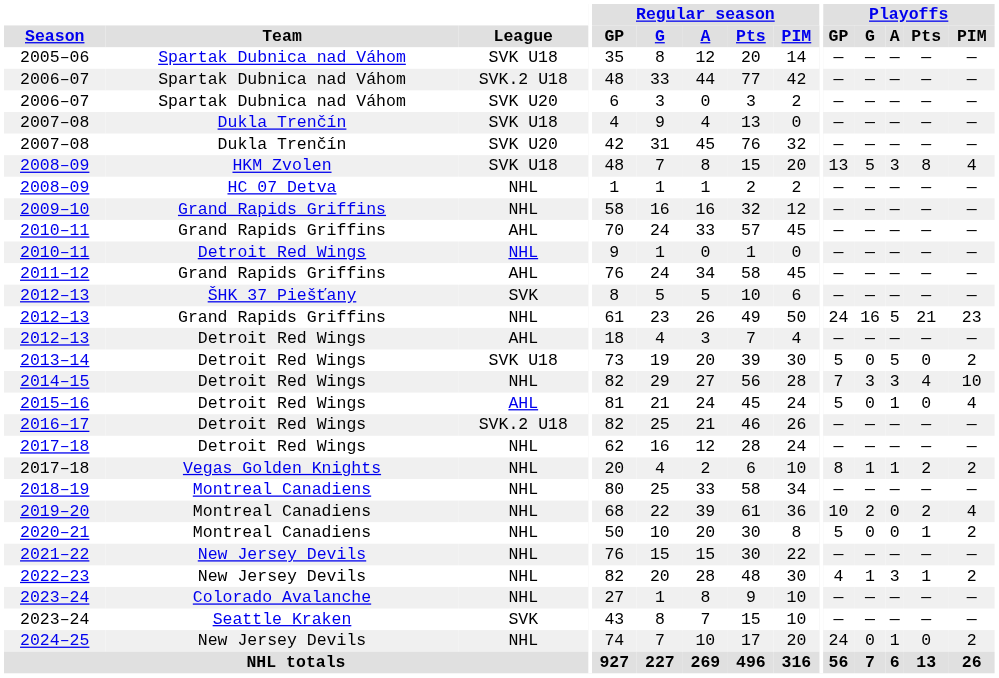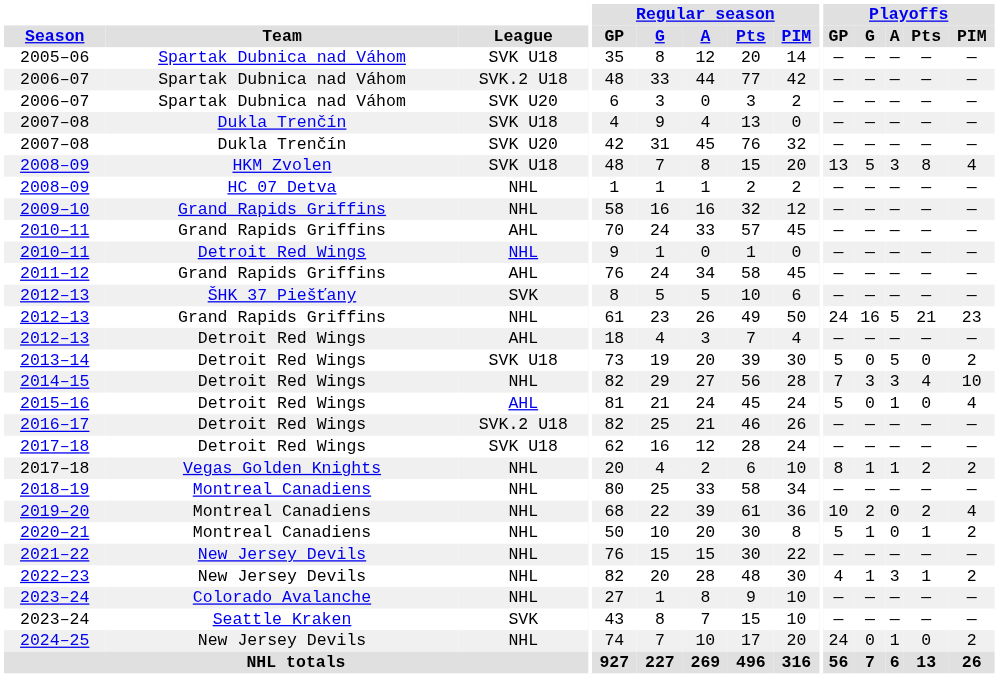(523, 447) NHL -> (523, 447) SVK U18
(870, 533) 0 -> (870, 533) 1
